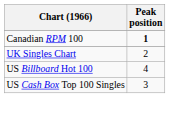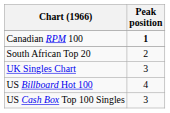+ row: (49, 54)
(146, 54) 2 -> (146, 69) 3
